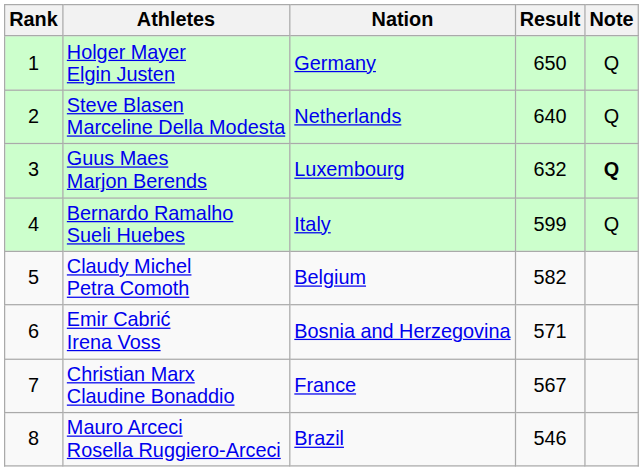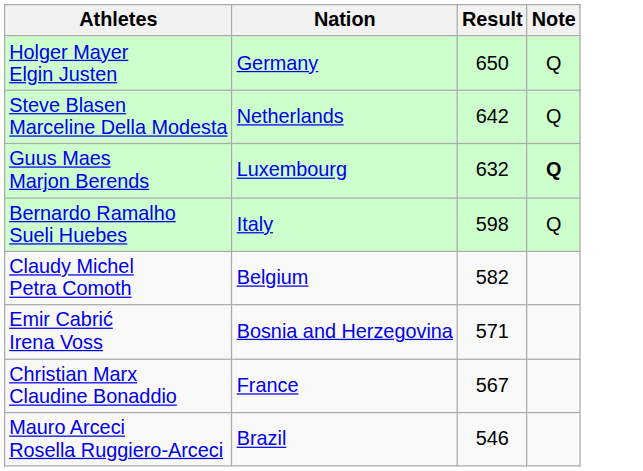- column: (33, 20)
(550, 116) 640 -> (492, 116) 642
(550, 224) 599 -> (492, 224) 598
